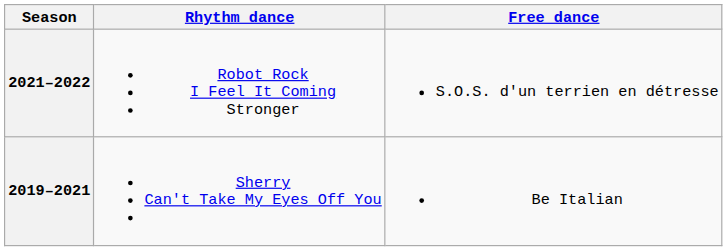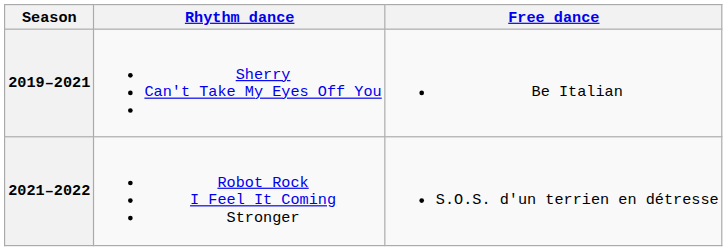rows swapped: (49, 83) <-> (49, 191)
